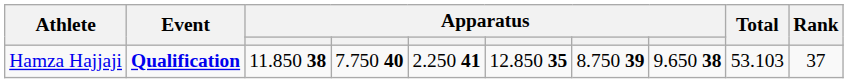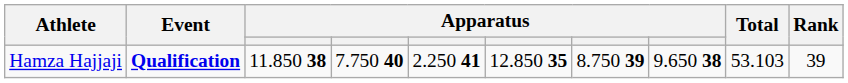(816, 61) 37 -> (816, 61) 39
